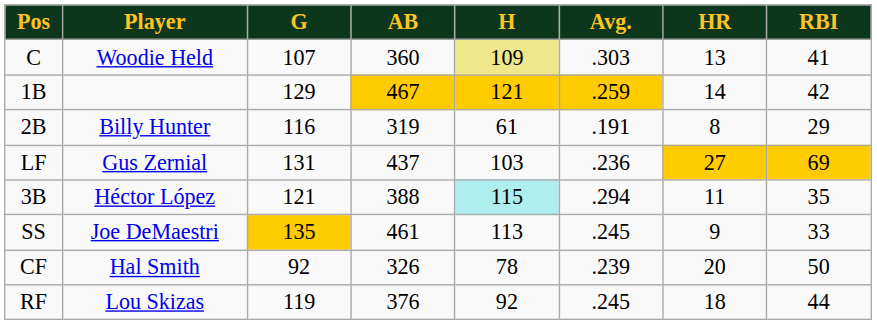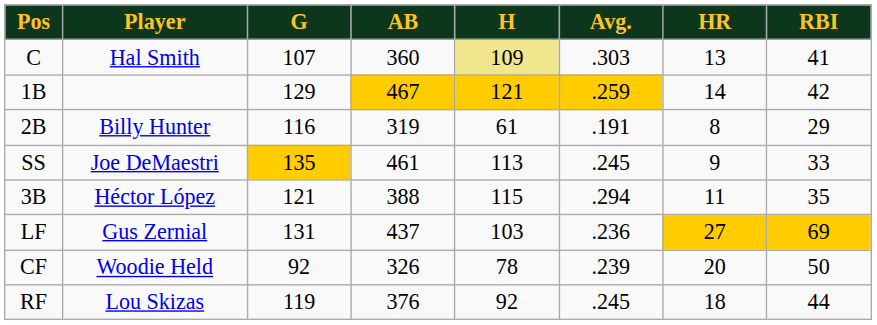(155, 57) Woodie Held -> (155, 57) Hal Smith
rows swapped: (34, 232) <-> (34, 162)
(507, 197) paleturquoise background -> (507, 197) no background
(155, 267) Hal Smith -> (155, 267) Woodie Held
